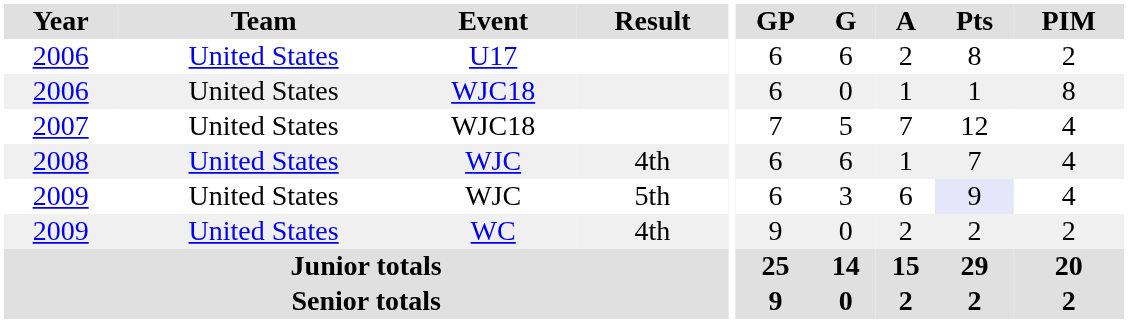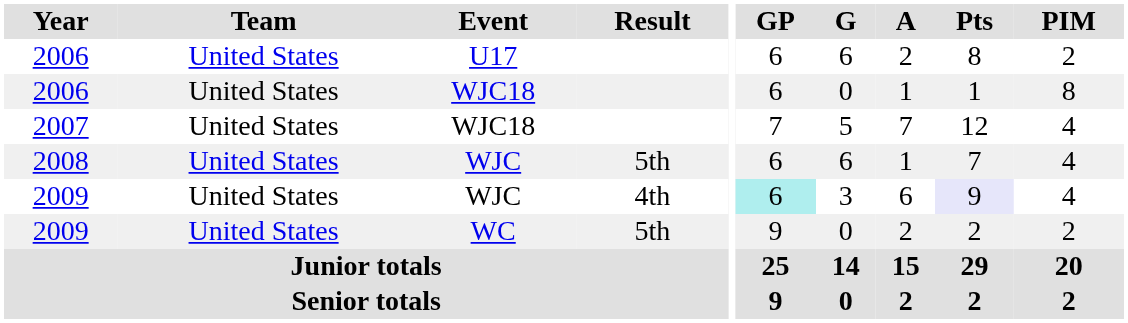(652, 161) 4th -> (652, 161) 5th
(652, 196) 5th -> (652, 196) 4th
(775, 196) no background -> (775, 196) paleturquoise background
(652, 231) 4th -> (652, 231) 5th
